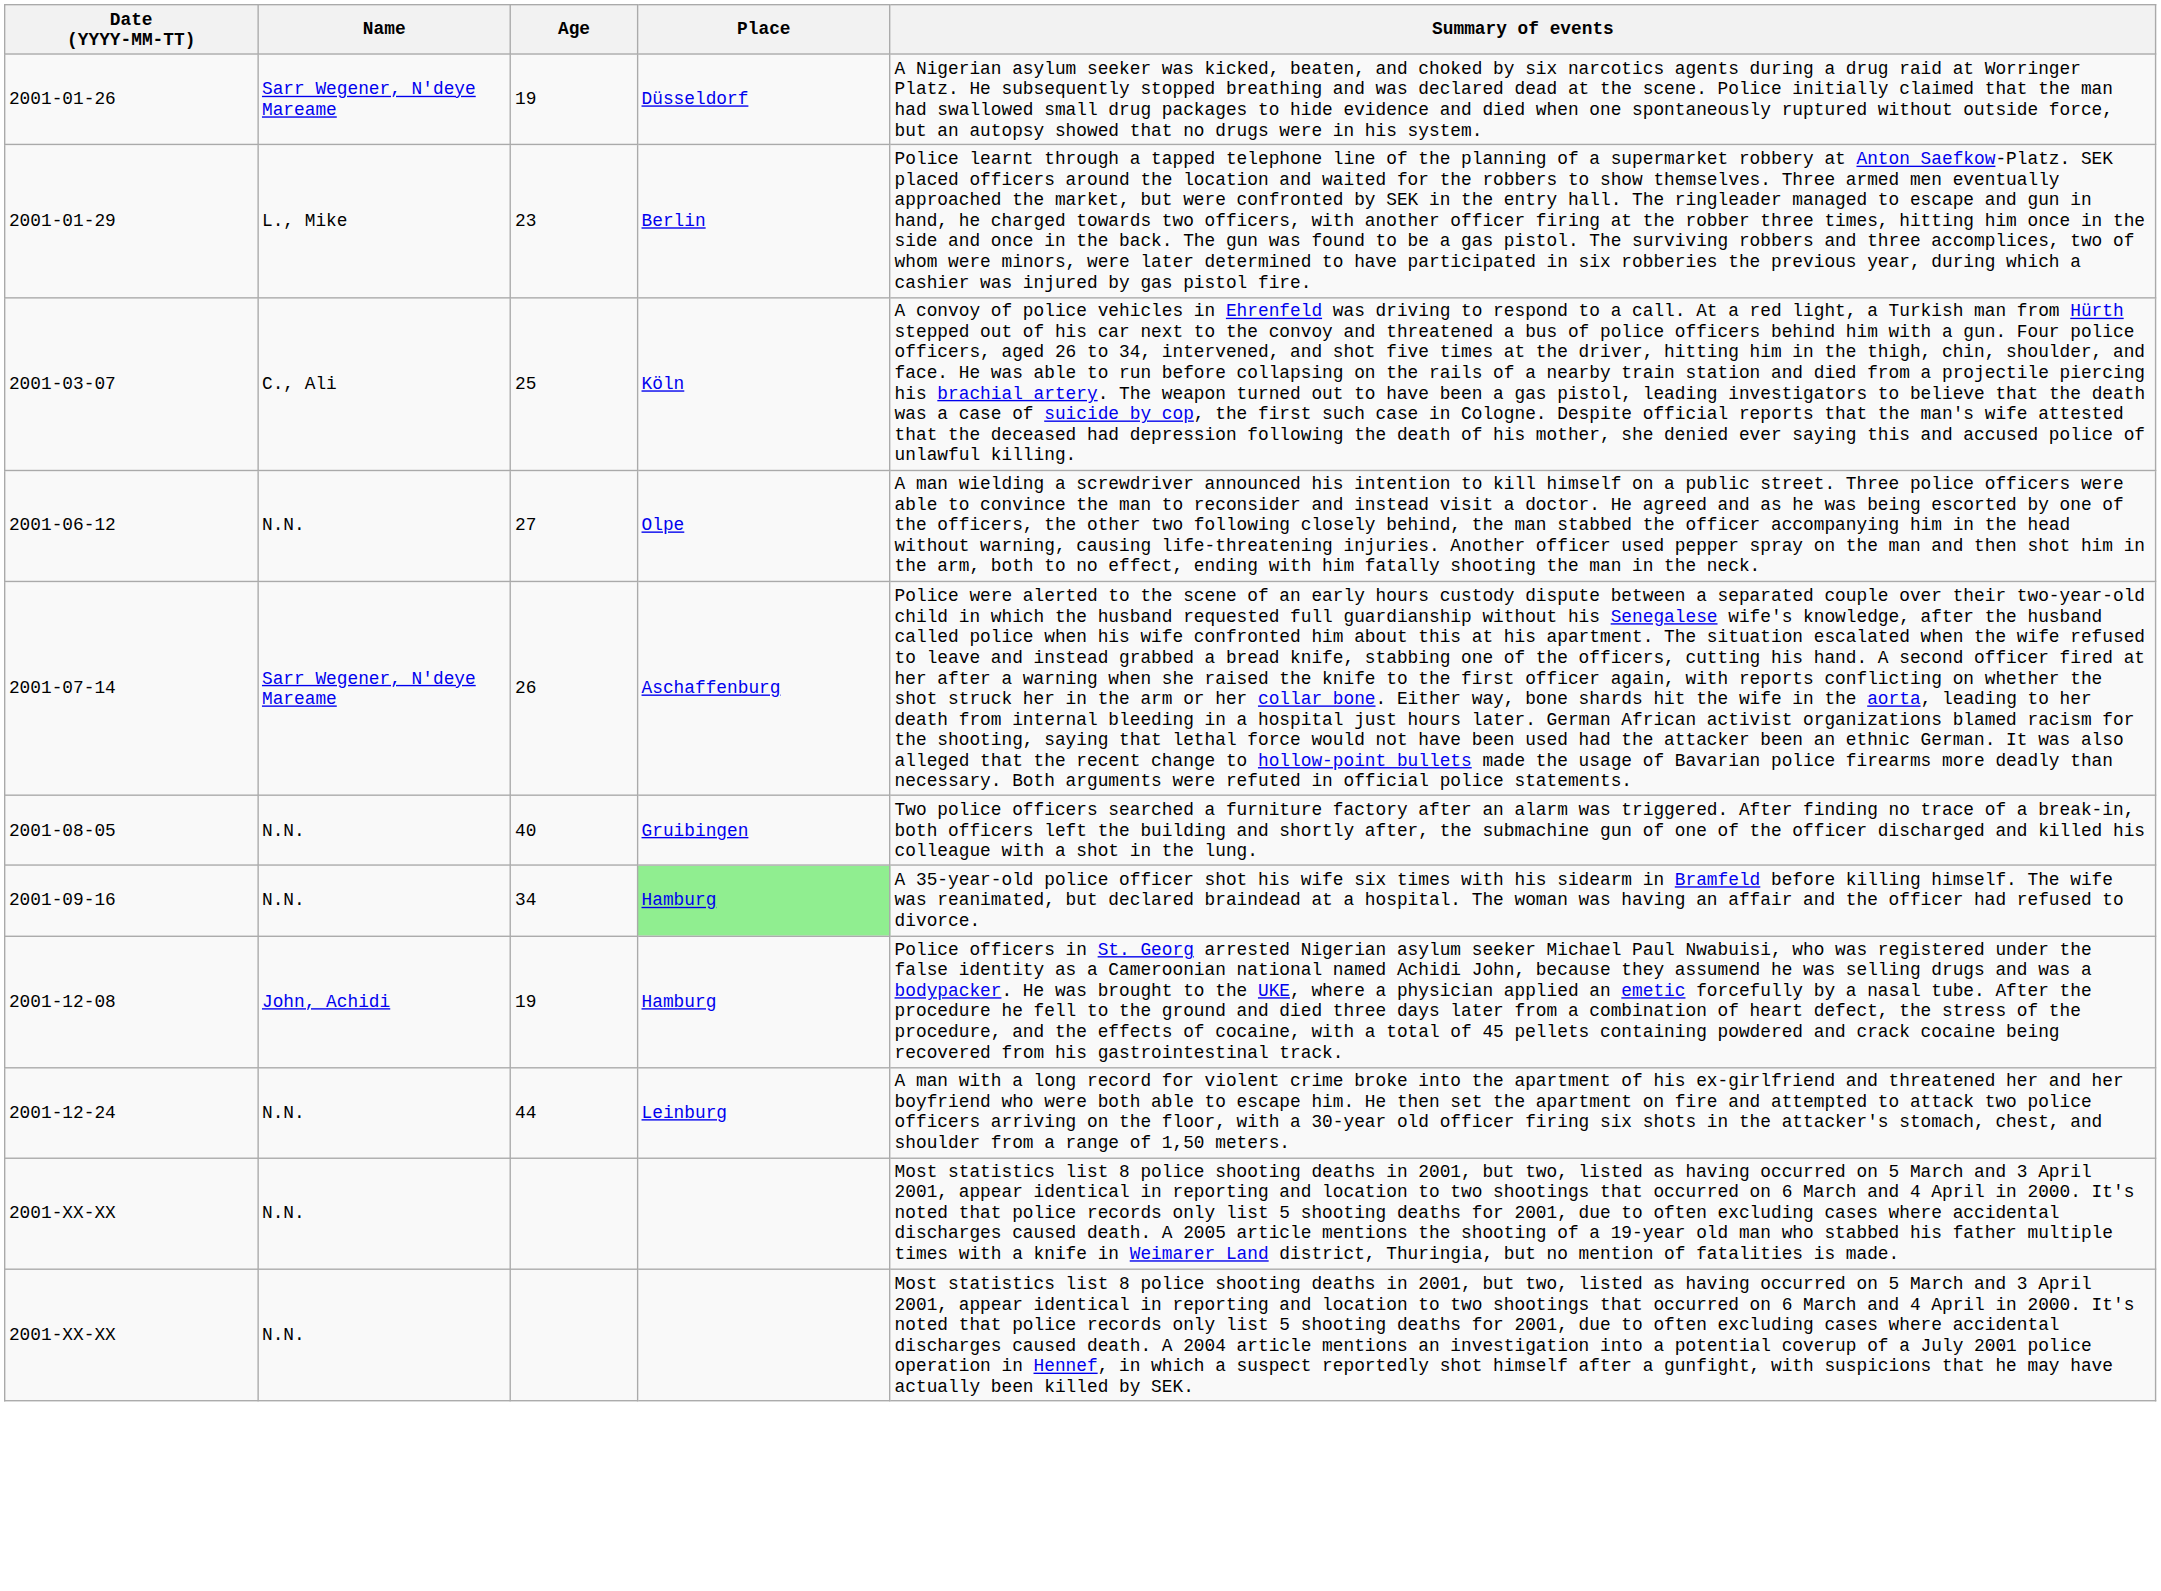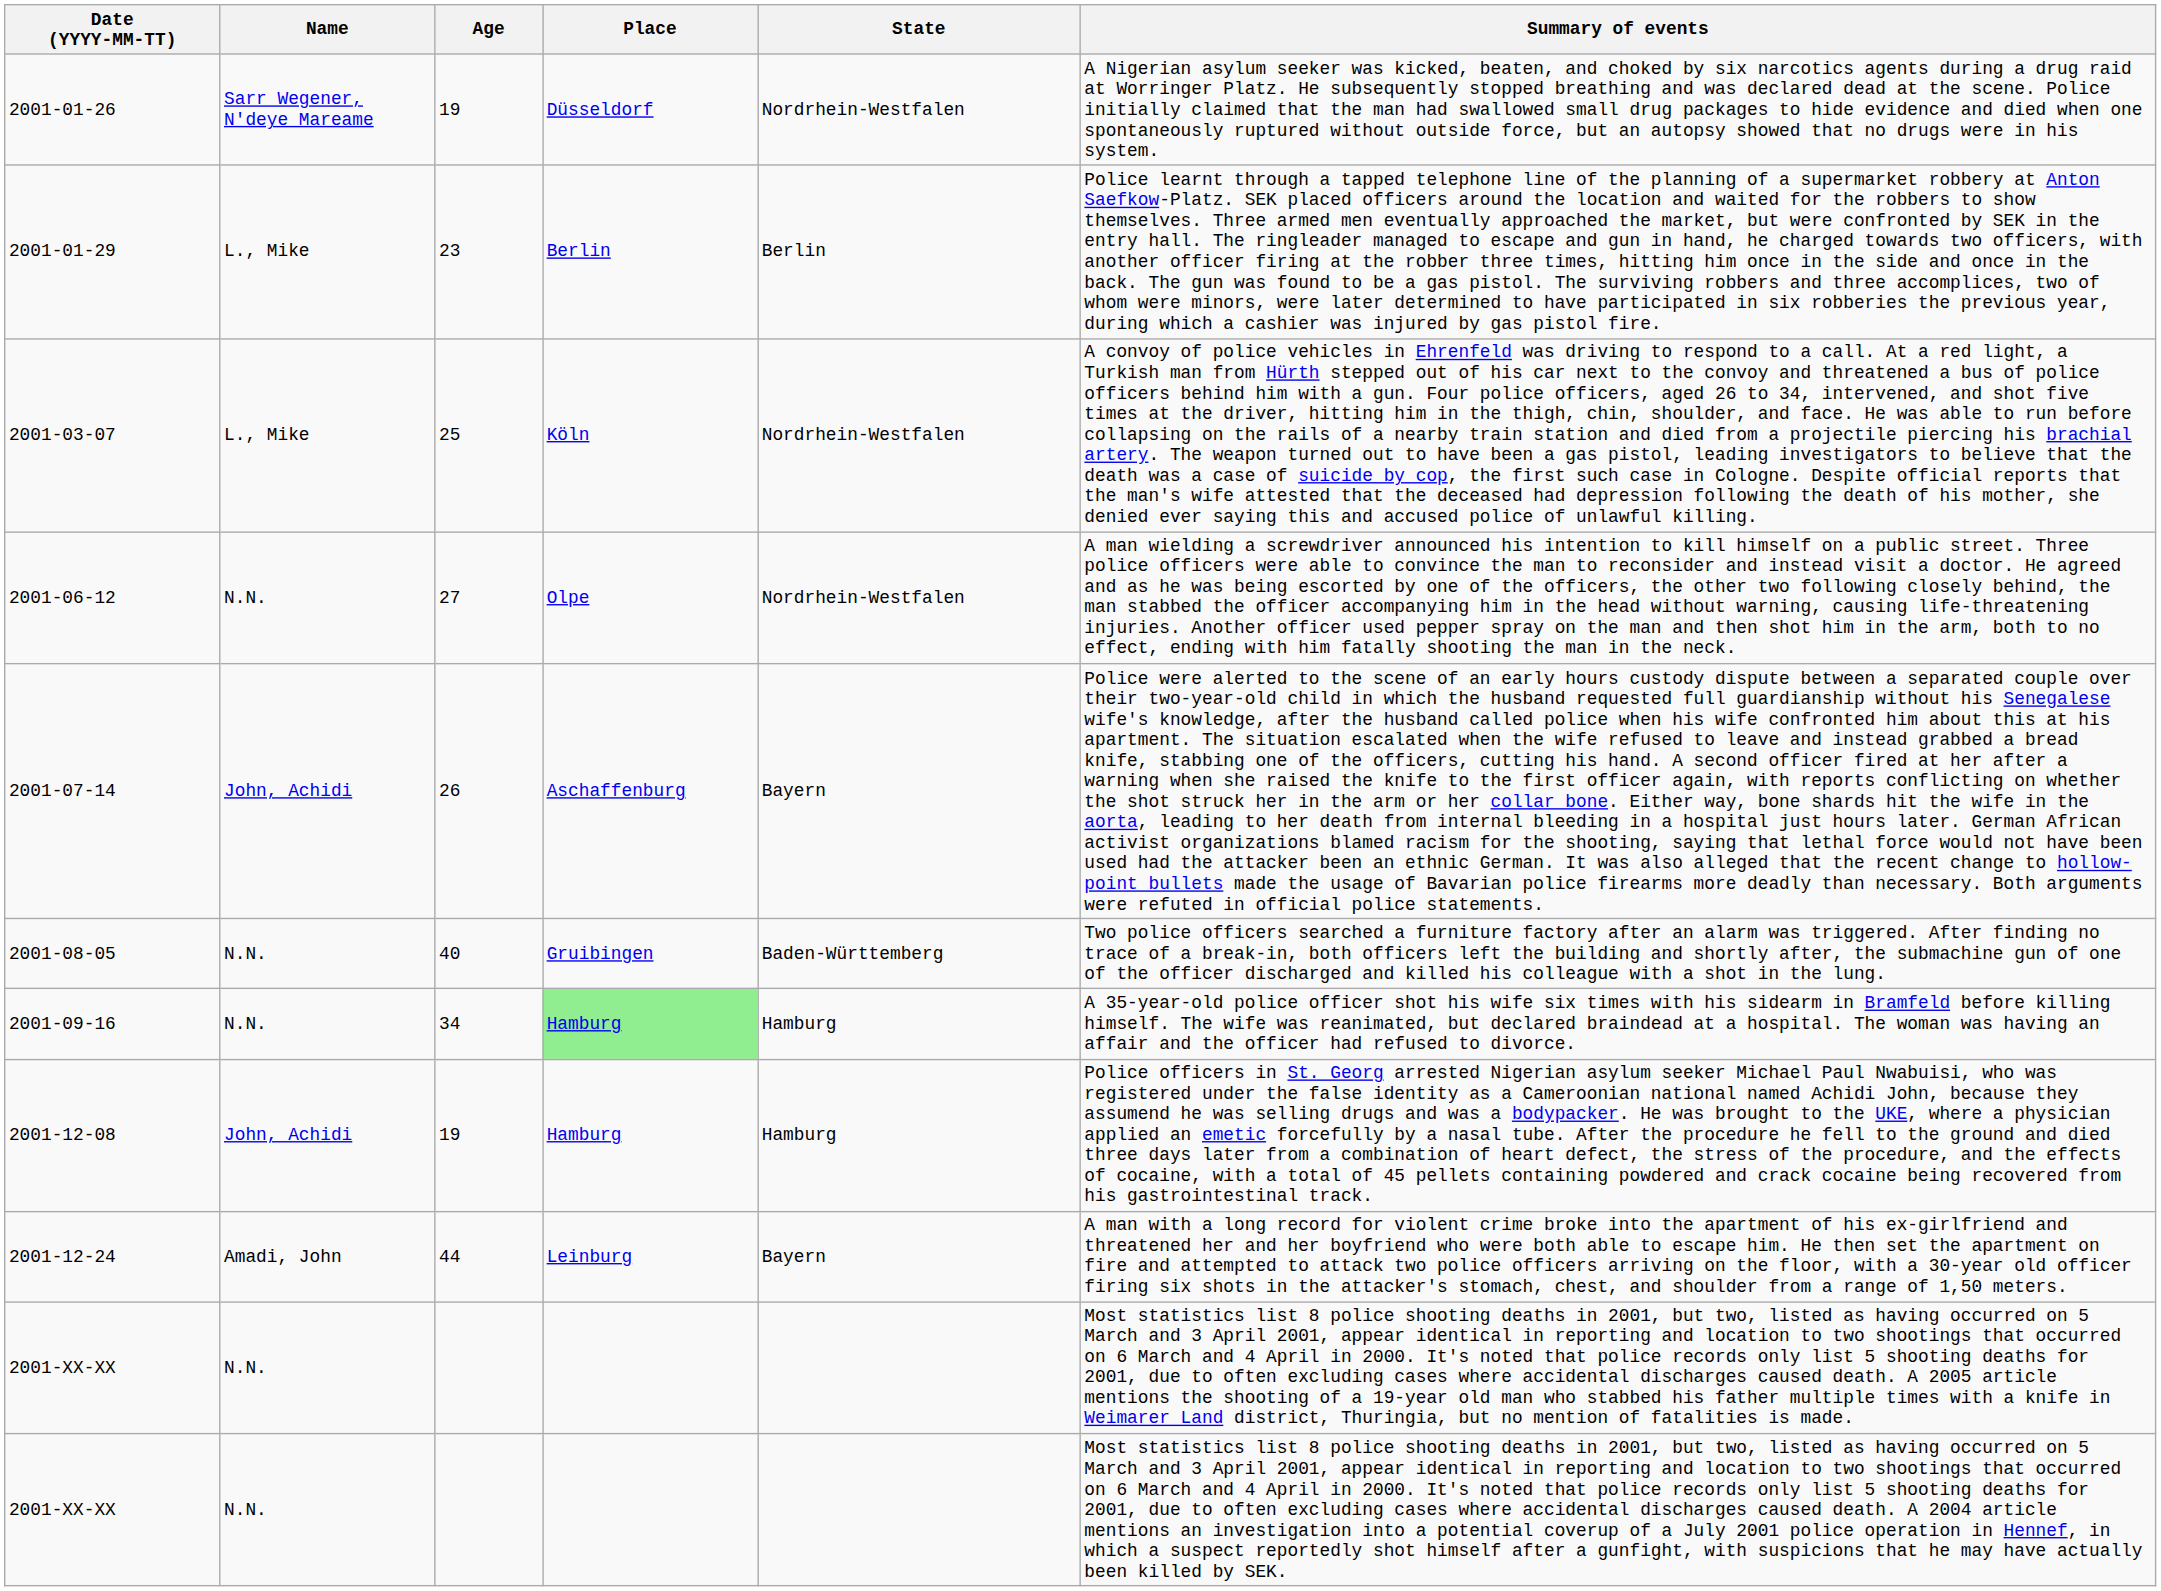+ column: (919, 29)
(299, 384) C., Ali -> (267, 435) L., Mike
(369, 688) Sarr Wegener, N'deye Mareame -> (288, 791) John, Achidi
(283, 1113) N.N. -> (283, 1257) Amadi, John
